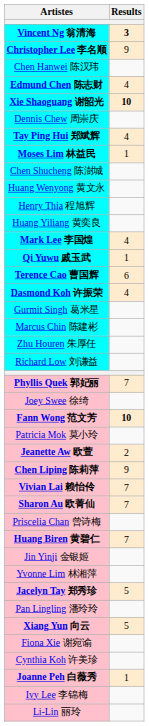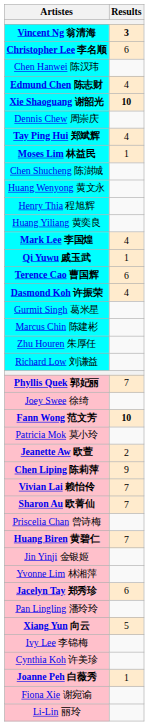(126, 50) 9 -> (126, 50) 6
(126, 591) 5 -> (126, 591) 6
rows swapped: (57, 695) <-> (57, 643)
